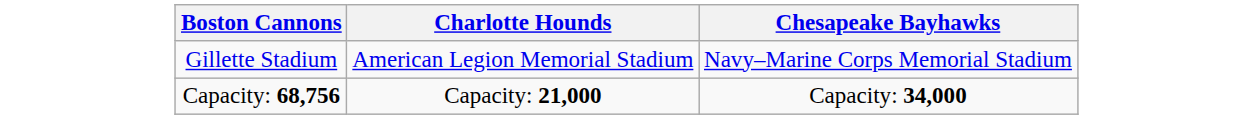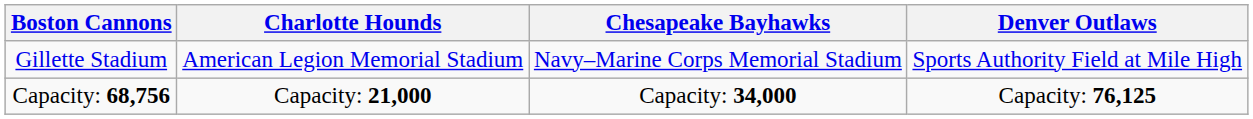+ column: (1077, 22)
